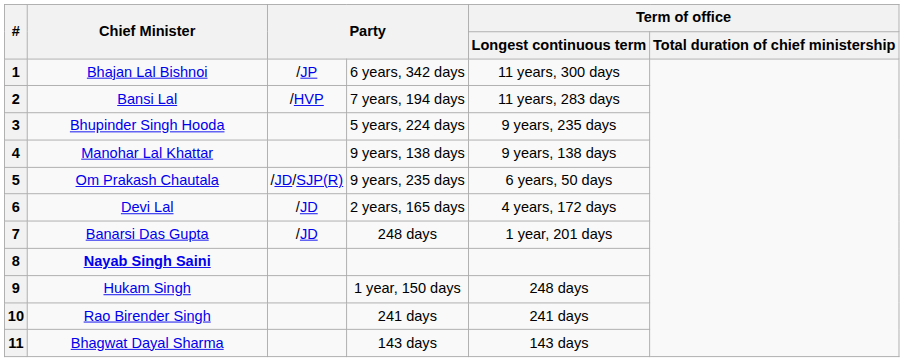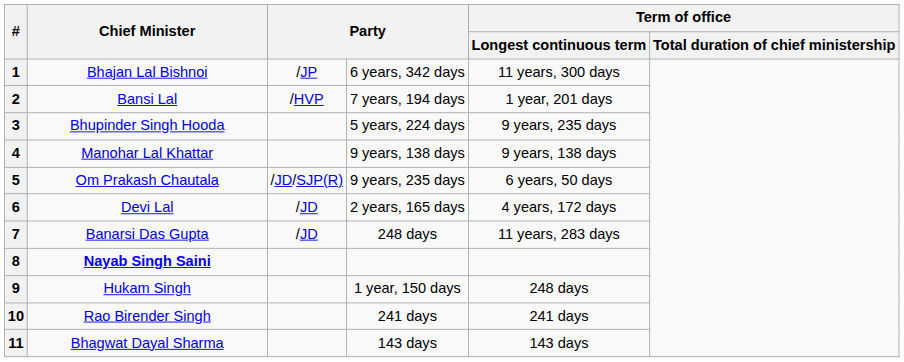(559, 99) 11 years, 283 days -> (559, 99) 1 year, 201 days
(559, 234) 1 year, 201 days -> (559, 234) 11 years, 283 days
